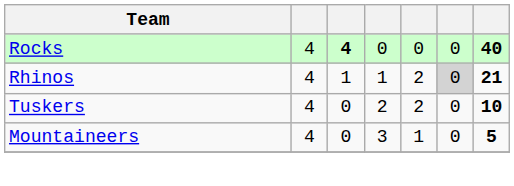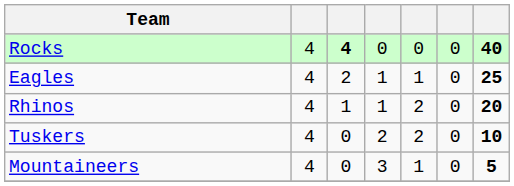+ row: (42, 78)
(455, 78) lightgrey background -> (455, 108) no background
(491, 78) 21 -> (491, 108) 20
